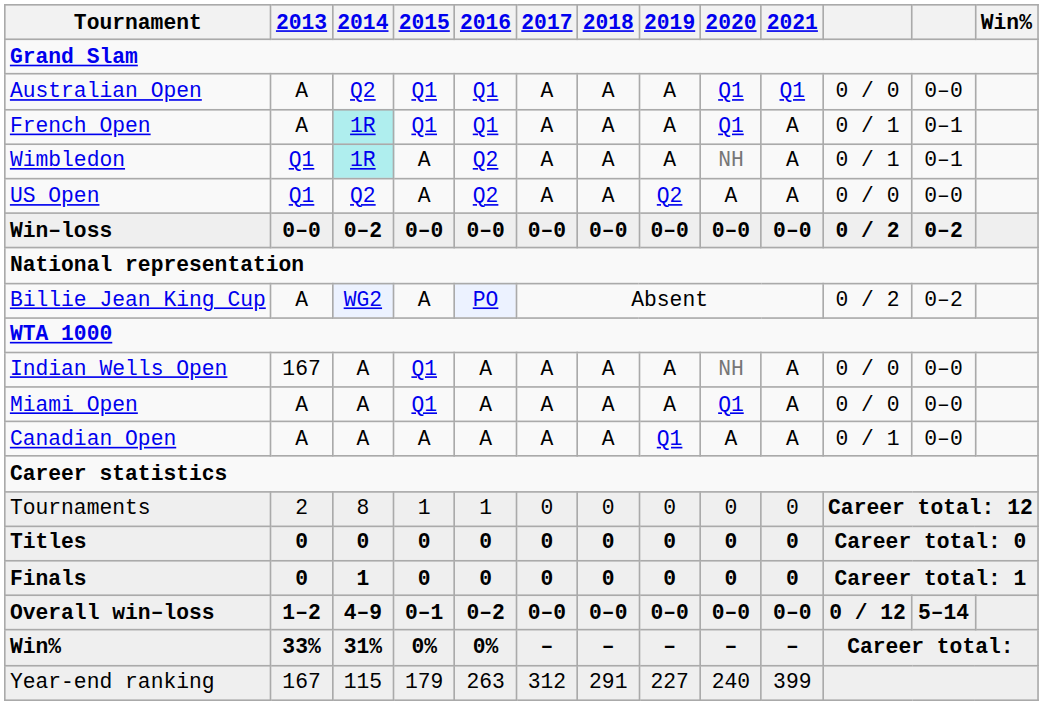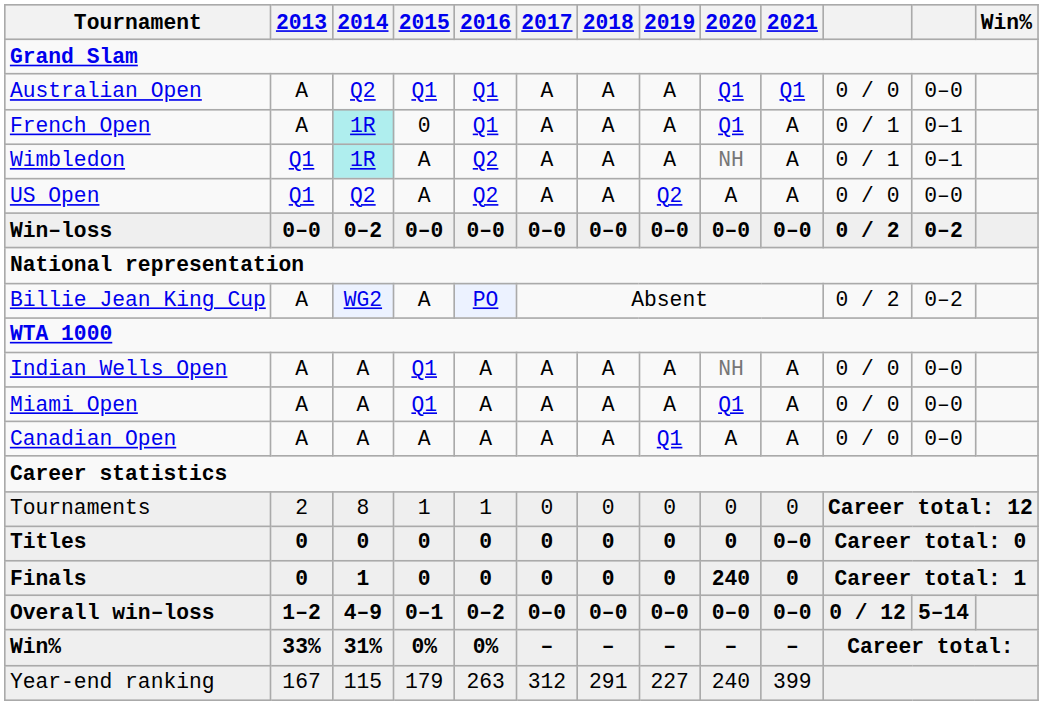(424, 126) Q1 -> (424, 126) 0
(302, 370) 167 -> (302, 370) A
(868, 439) 0 / 1 -> (868, 439) 0 / 0
(792, 543) 0 -> (792, 543) 0–0
(731, 578) 0 -> (731, 578) 240
